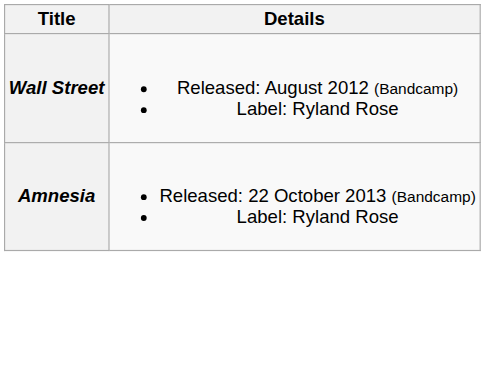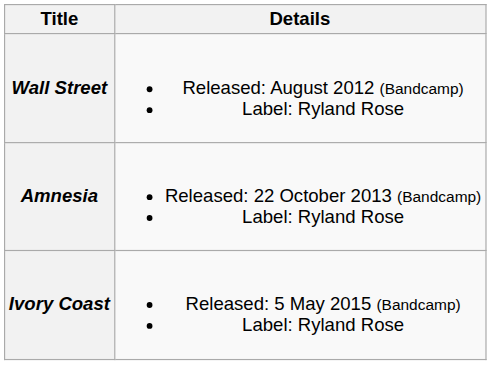+ row: (59, 304)
